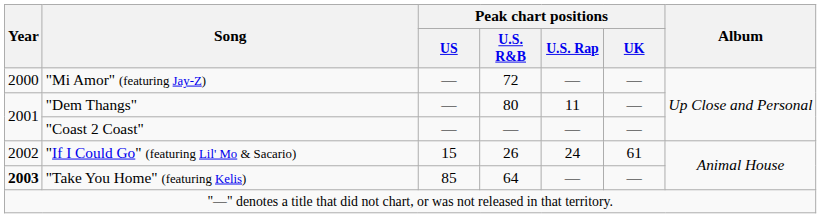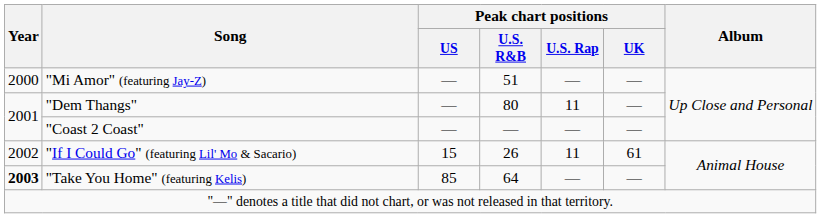(511, 80) 72 -> (511, 80) 51
(572, 153) 24 -> (572, 153) 11
